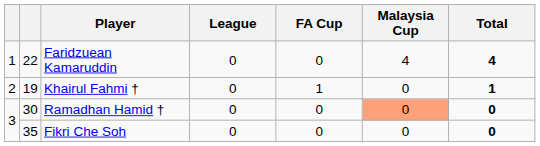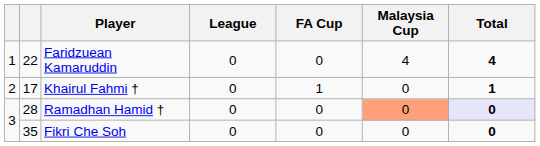(30, 88) 19 -> (30, 88) 17
(30, 110) 30 -> (30, 110) 28
(492, 110) no background -> (492, 110) lavender background
